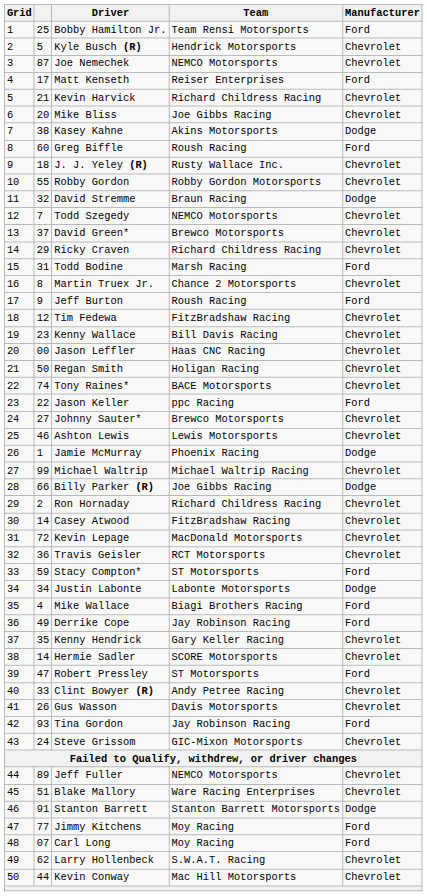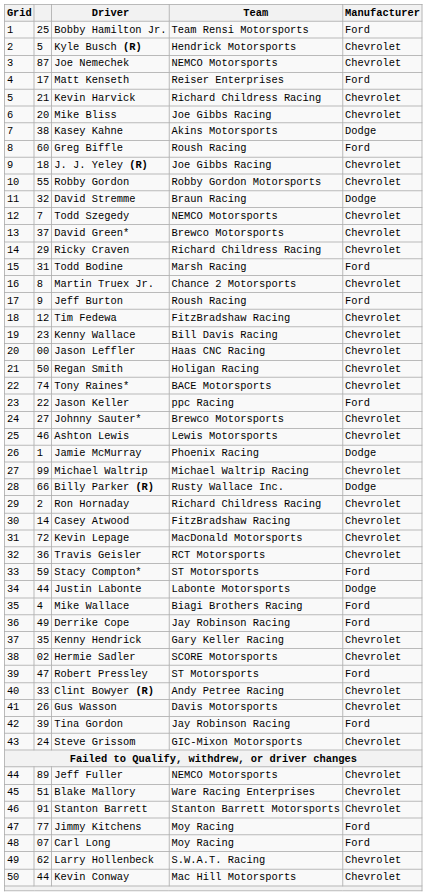(228, 165) Rusty Wallace Inc. -> (221, 165) Joe Gibbs Racing
(221, 487) Joe Gibbs Racing -> (228, 487) Rusty Wallace Inc.
(43, 589) 34 -> (43, 589) 44
(43, 657) 14 -> (43, 657) 02
(43, 725) 93 -> (43, 725) 39
(361, 810) Dodge -> (373, 810) Chevrolet
